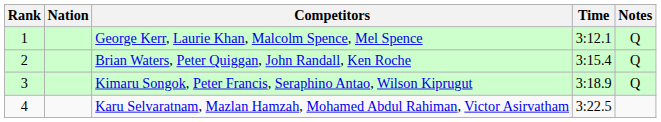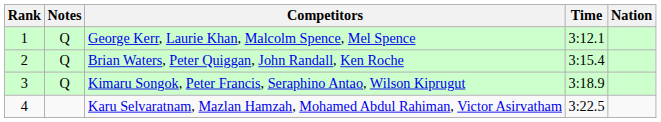columns swapped: (68, 15) <-> (635, 15)
